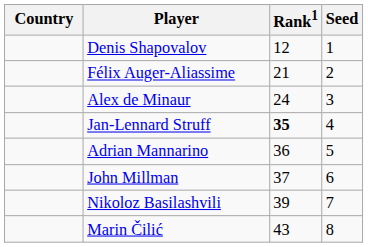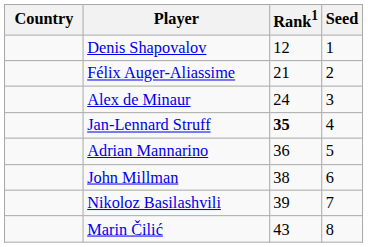(281, 177) 37 -> (281, 177) 38
